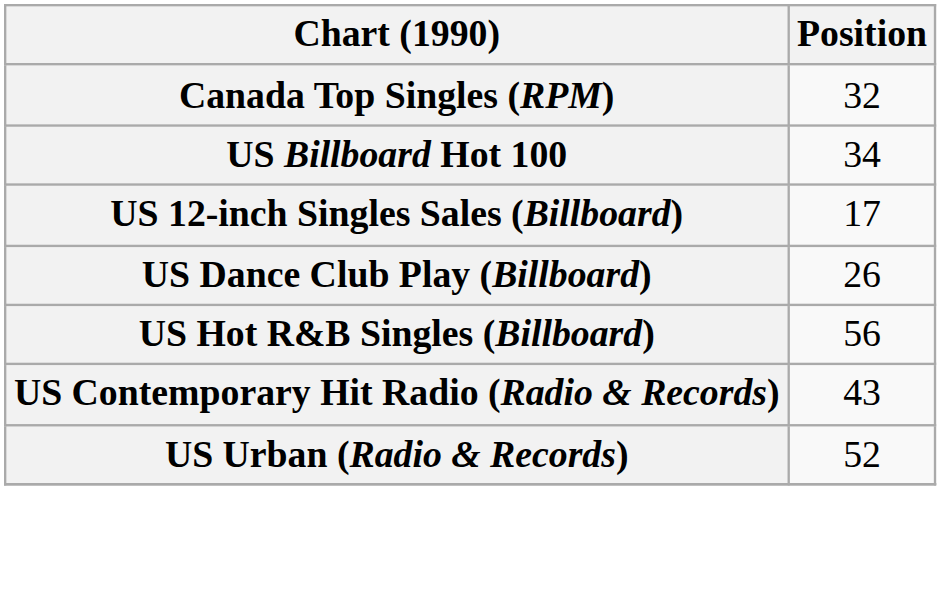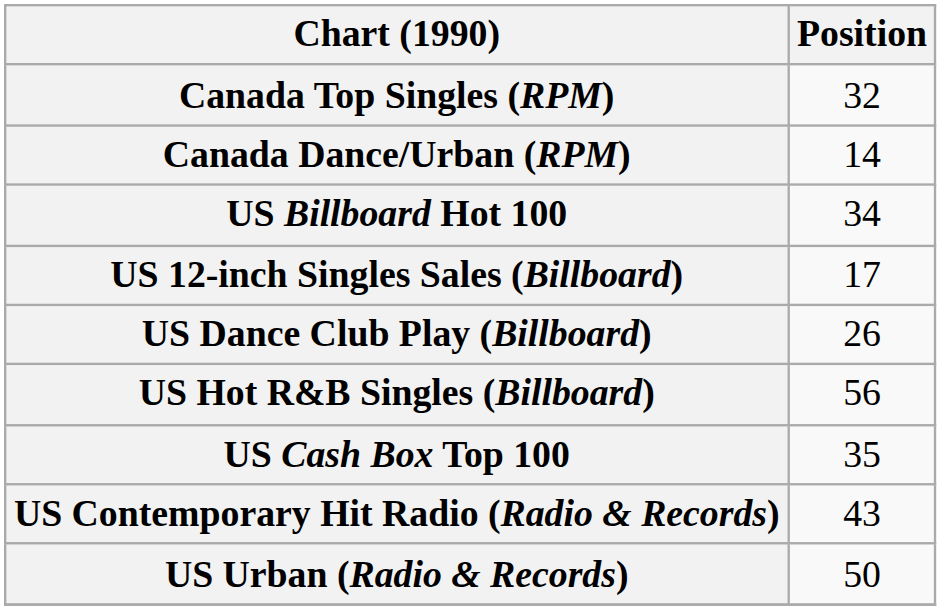+ row: (397, 154)
+ row: (397, 453)
(862, 453) 52 -> (862, 573) 50
